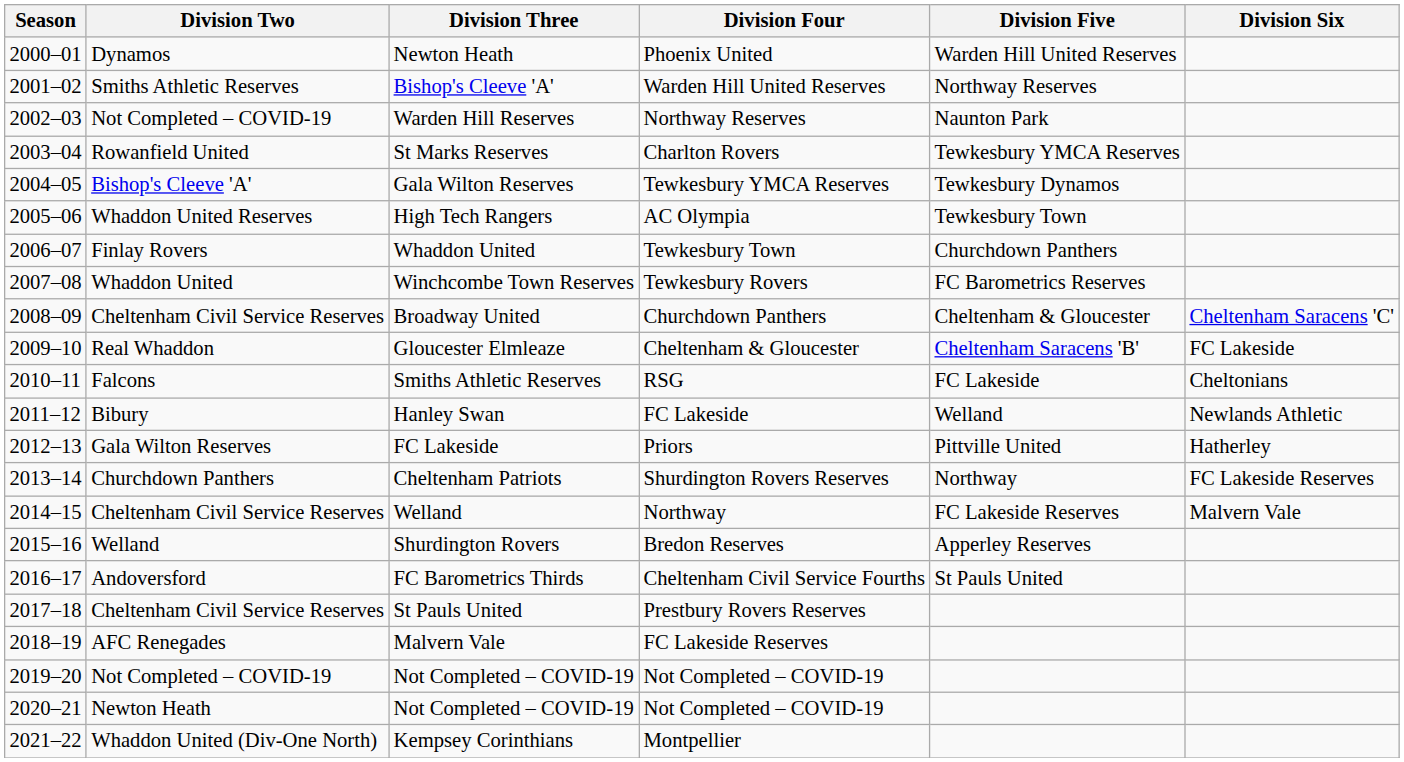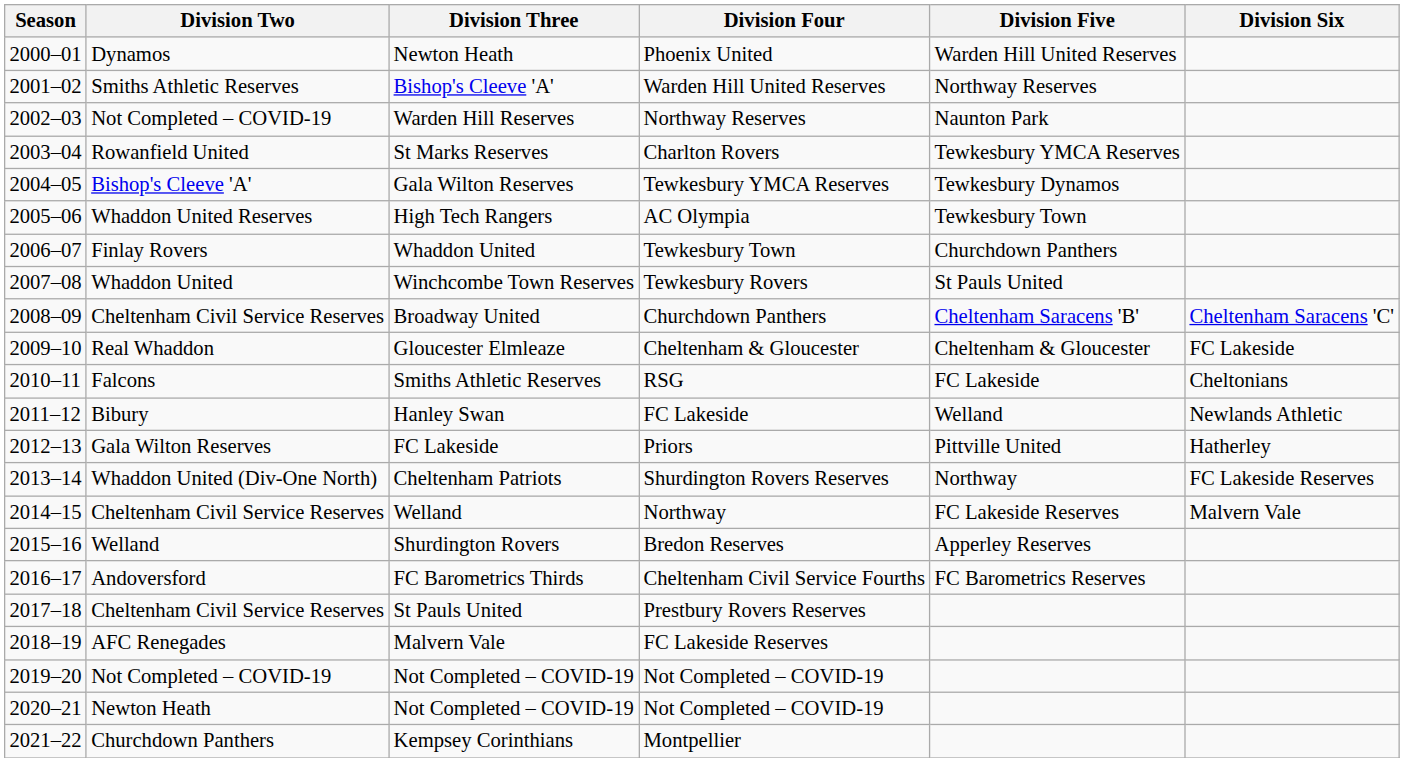(1040, 282) FC Barometrics Reserves -> (999, 282) St Pauls United
(1042, 315) Cheltenham & Gloucester -> (1037, 315) Cheltenham Saracens 'B'
(1037, 348) Cheltenham Saracens 'B' -> (1042, 348) Cheltenham & Gloucester
(183, 479) Churchdown Panthers -> (234, 479) Whaddon United (Div-One North)
(999, 577) St Pauls United -> (1040, 577) FC Barometrics Reserves
(234, 741) Whaddon United (Div-One North) -> (183, 741) Churchdown Panthers
